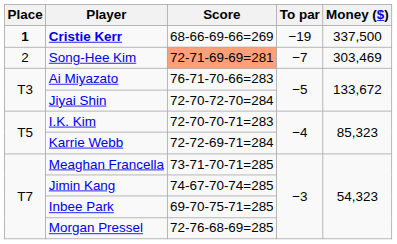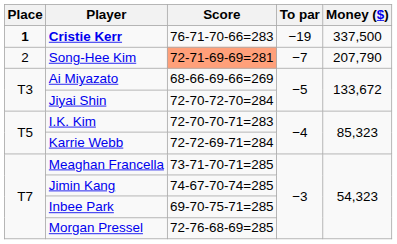(222, 36) 68-66-69-66=269 -> (222, 36) 76-71-70-66=283
(357, 57) 303,469 -> (357, 57) 207,790
(222, 79) 76-71-70-66=283 -> (222, 79) 68-66-69-66=269
